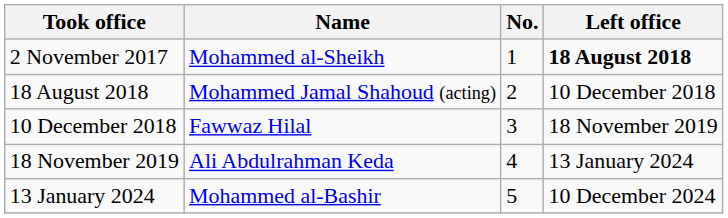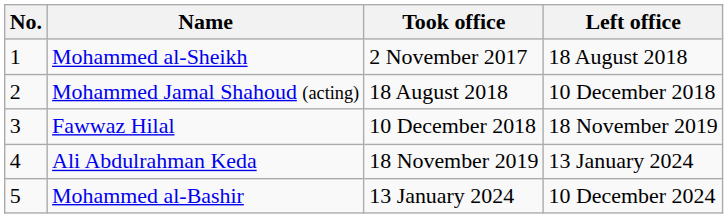columns swapped: (522, 21) <-> (94, 21)
(620, 56) bold -> (618, 56) normal
